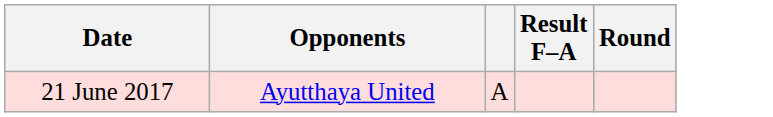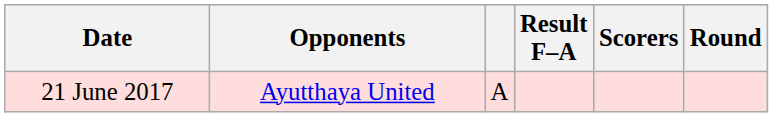+ column: (639, 38)
